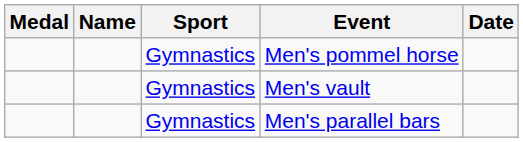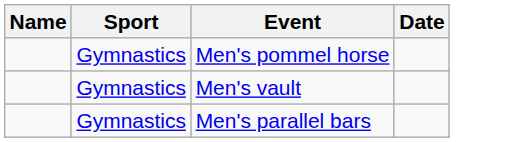- column: (39, 21)
